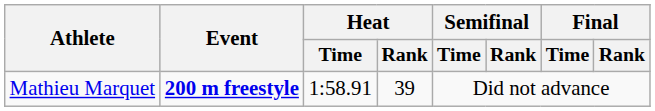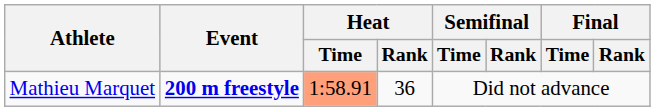(340, 89) no background -> (340, 89) lightsalmon background
(405, 89) 39 -> (405, 89) 36
